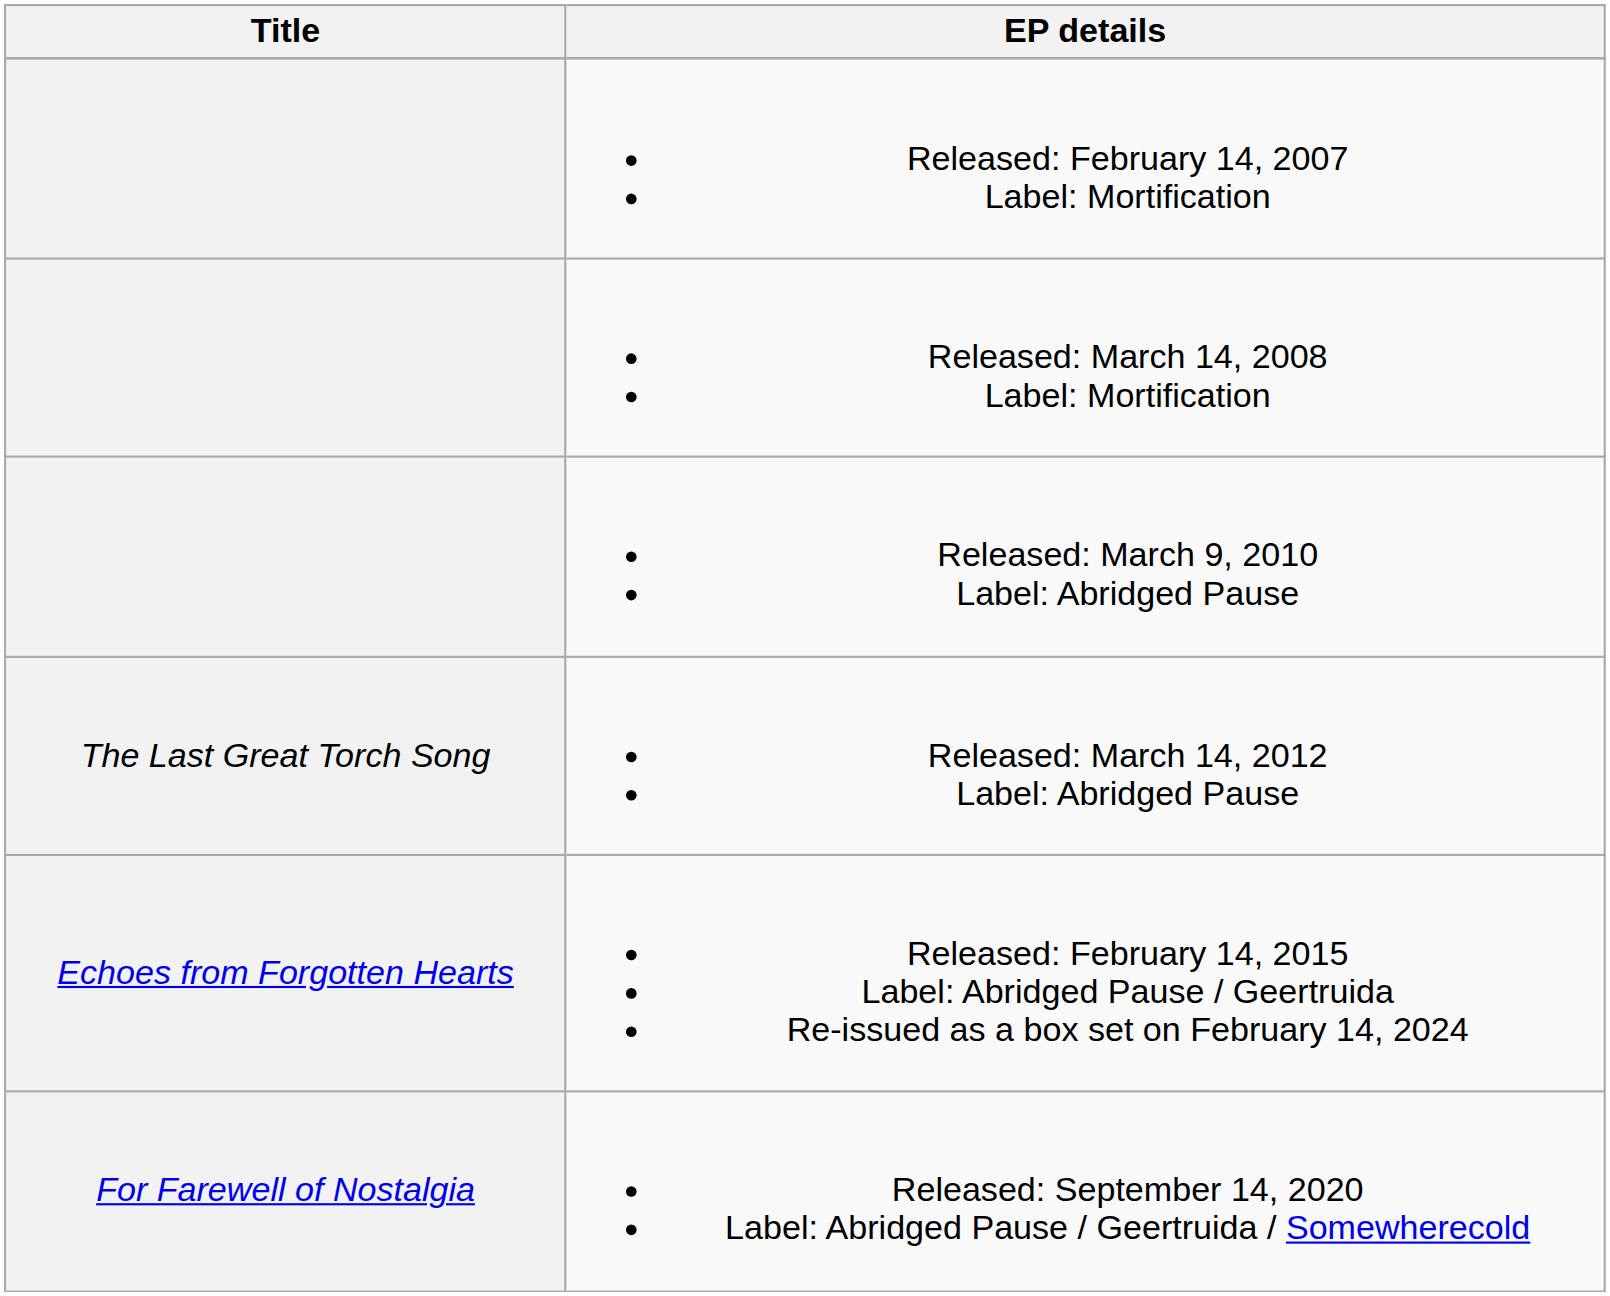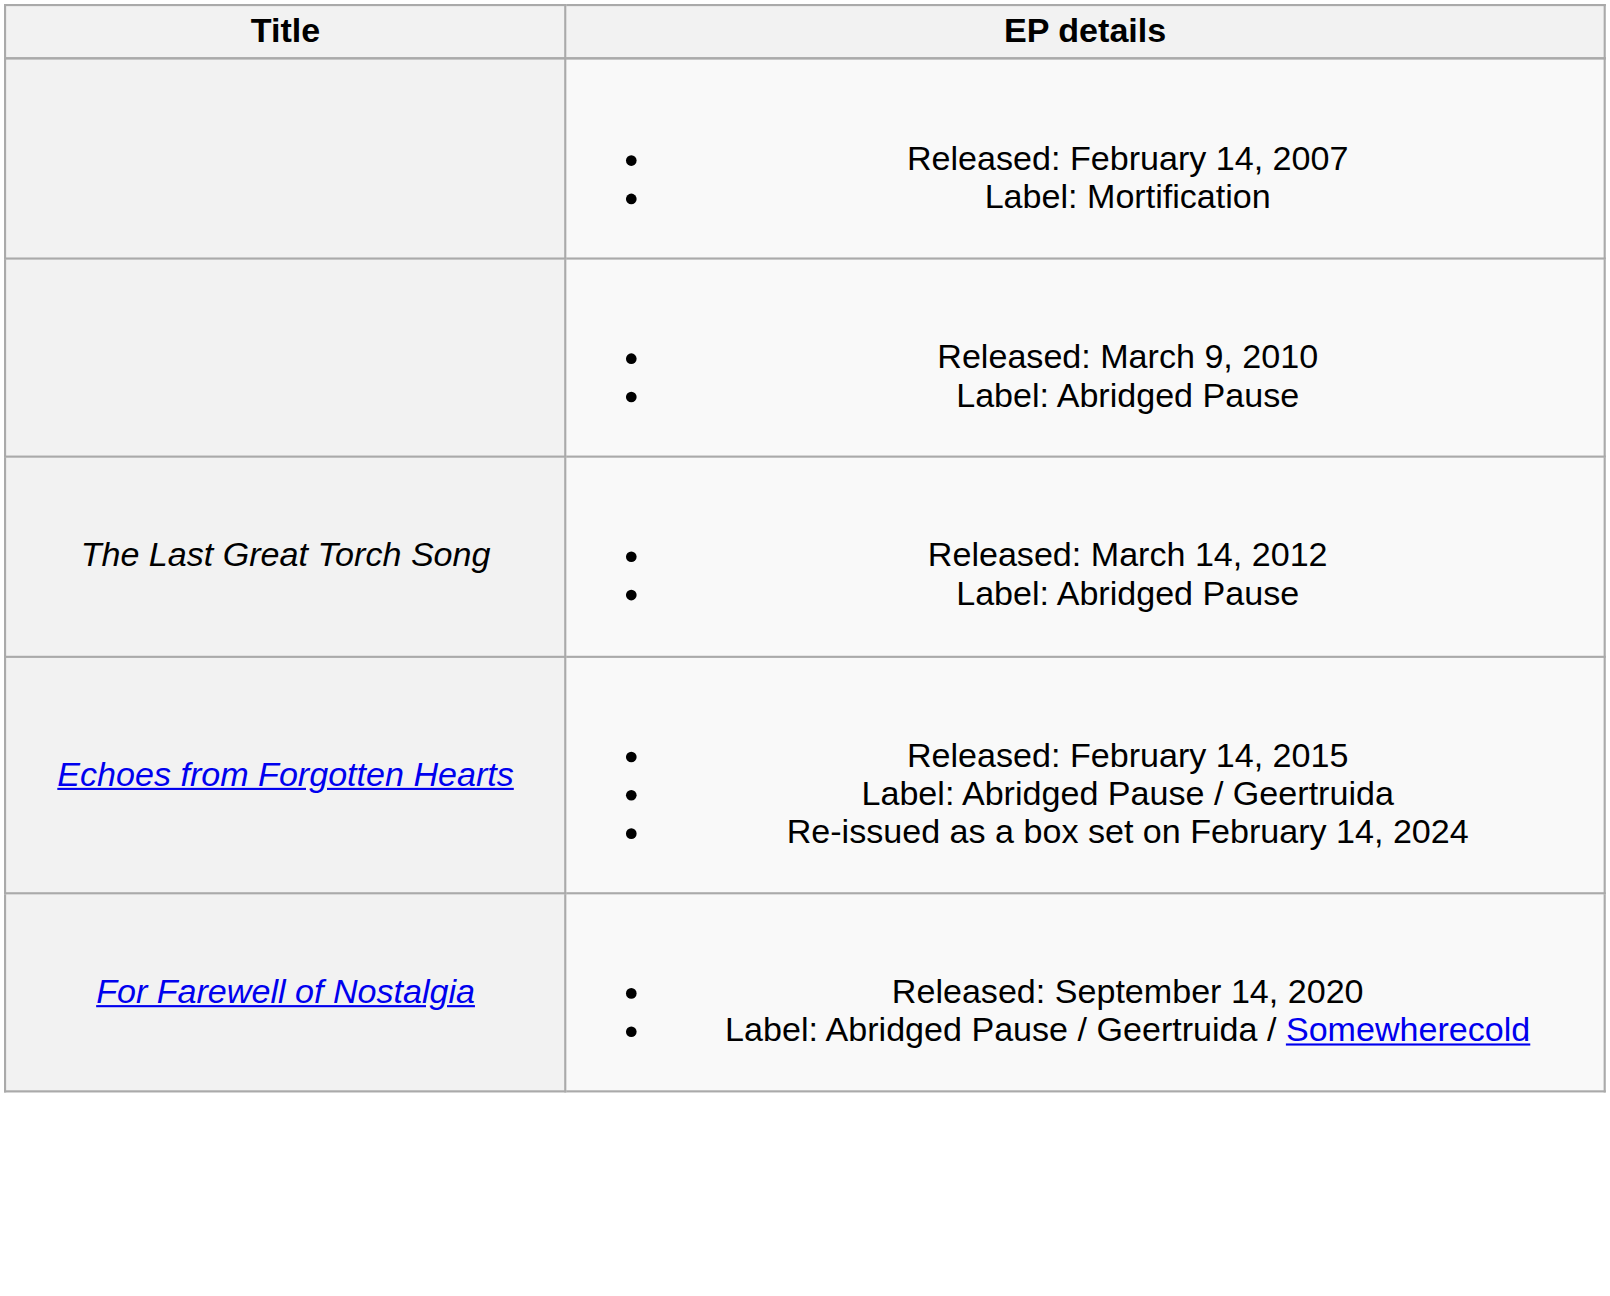- row: (1085, 377)
